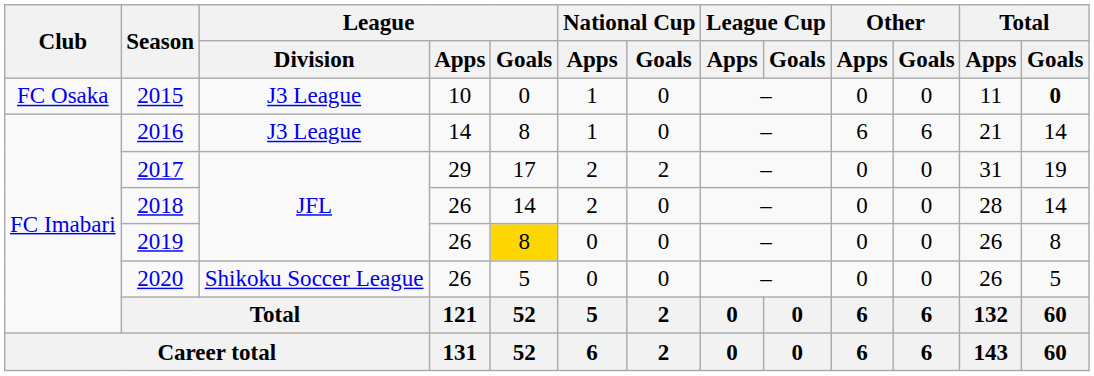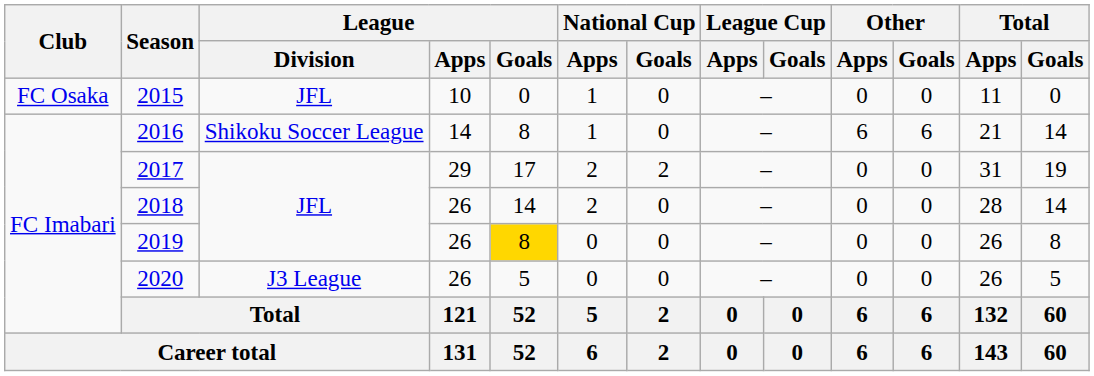(314, 95) J3 League -> (314, 95) JFL
(1055, 95) bold -> (1055, 95) normal
(314, 132) J3 League -> (314, 132) Shikoku Soccer League
(314, 278) Shikoku Soccer League -> (314, 278) J3 League
